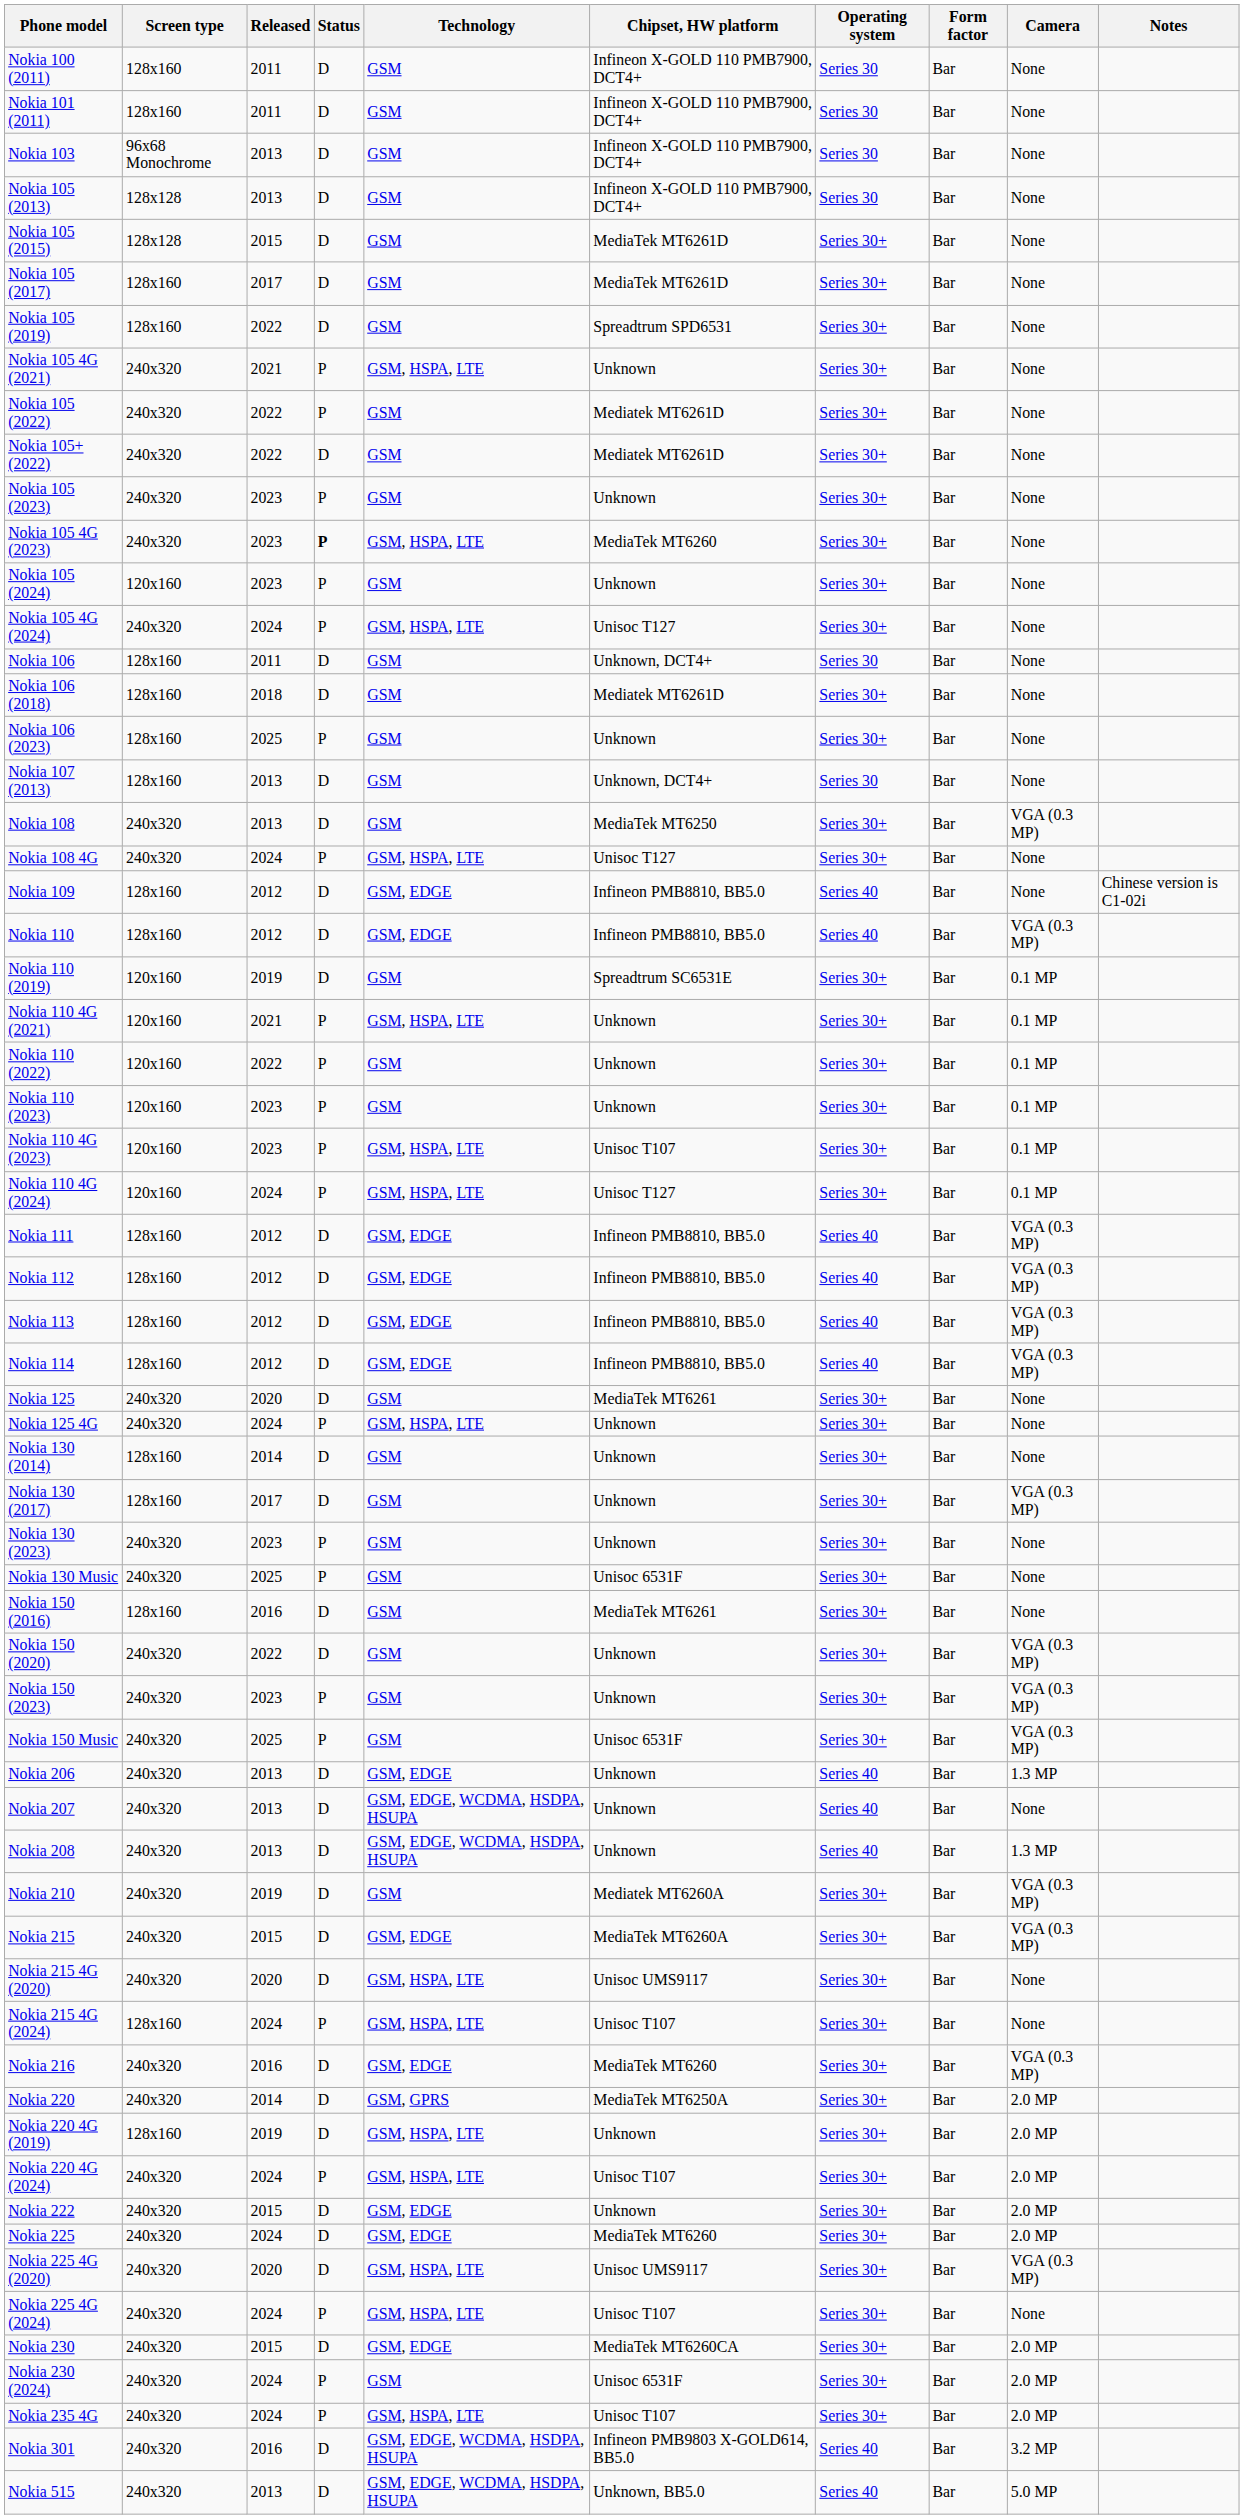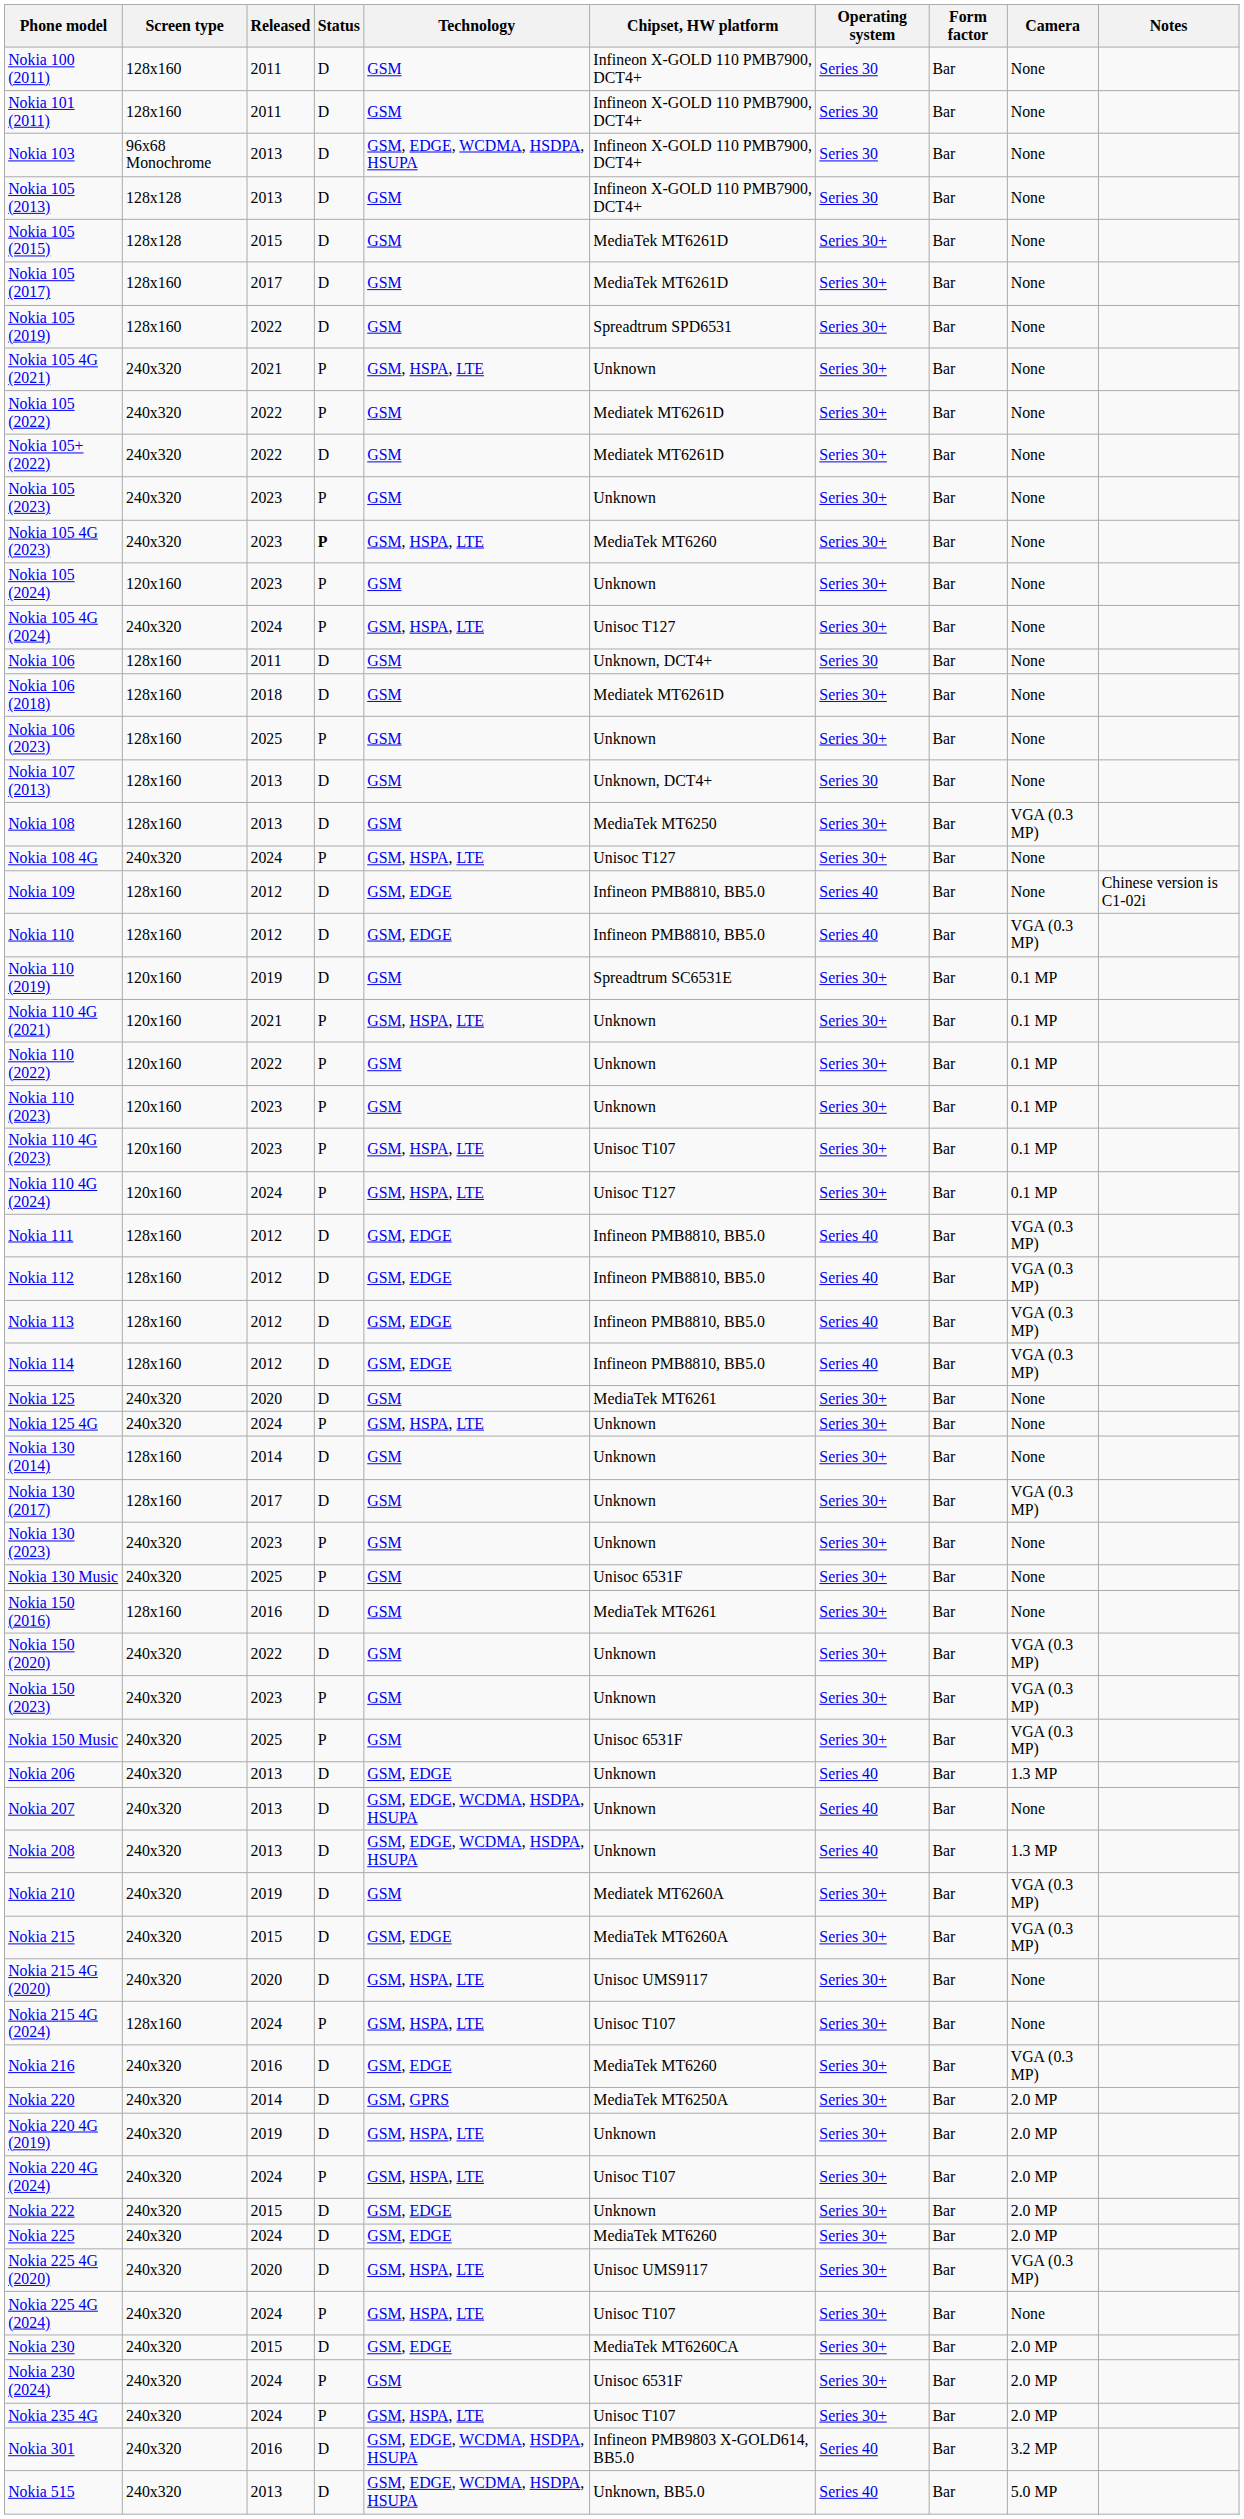(384, 154) GSM -> (476, 154) GSM, EDGE, WCDMA, HSDPA, HSUPA
(154, 824) 240x320 -> (154, 824) 128x160
(154, 2134) 128x160 -> (154, 2134) 240x320
